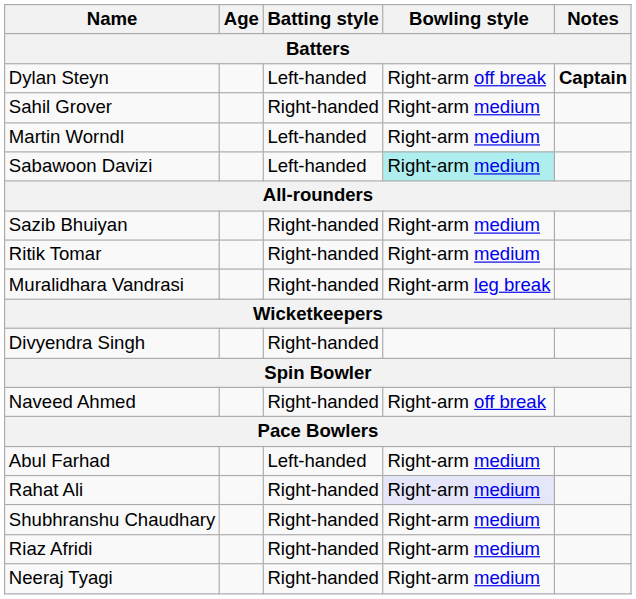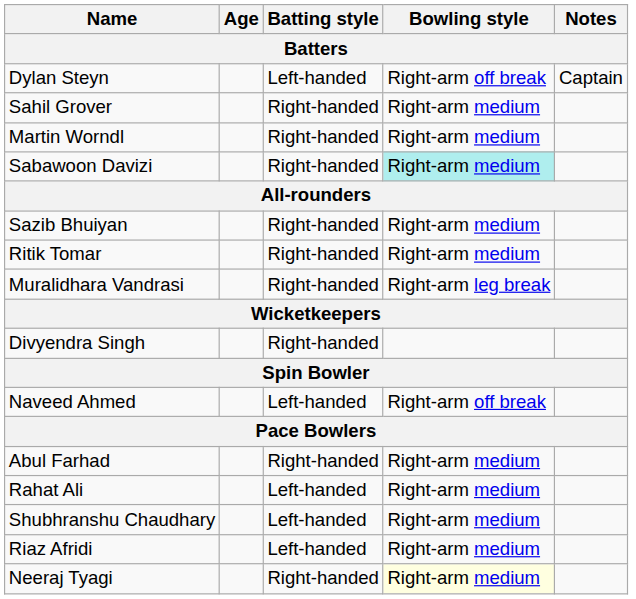(593, 78) bold -> (591, 78) normal
(317, 136) Left-handed -> (323, 136) Right-handed
(317, 166) Left-handed -> (323, 166) Right-handed
(323, 401) Right-handed -> (317, 401) Left-handed
(317, 460) Left-handed -> (323, 460) Right-handed
(323, 490) Right-handed -> (317, 490) Left-handed
(464, 490) lavender background -> (464, 490) no background
(323, 519) Right-handed -> (317, 519) Left-handed
(323, 549) Right-handed -> (317, 549) Left-handed
(464, 578) no background -> (464, 578) lightyellow background
